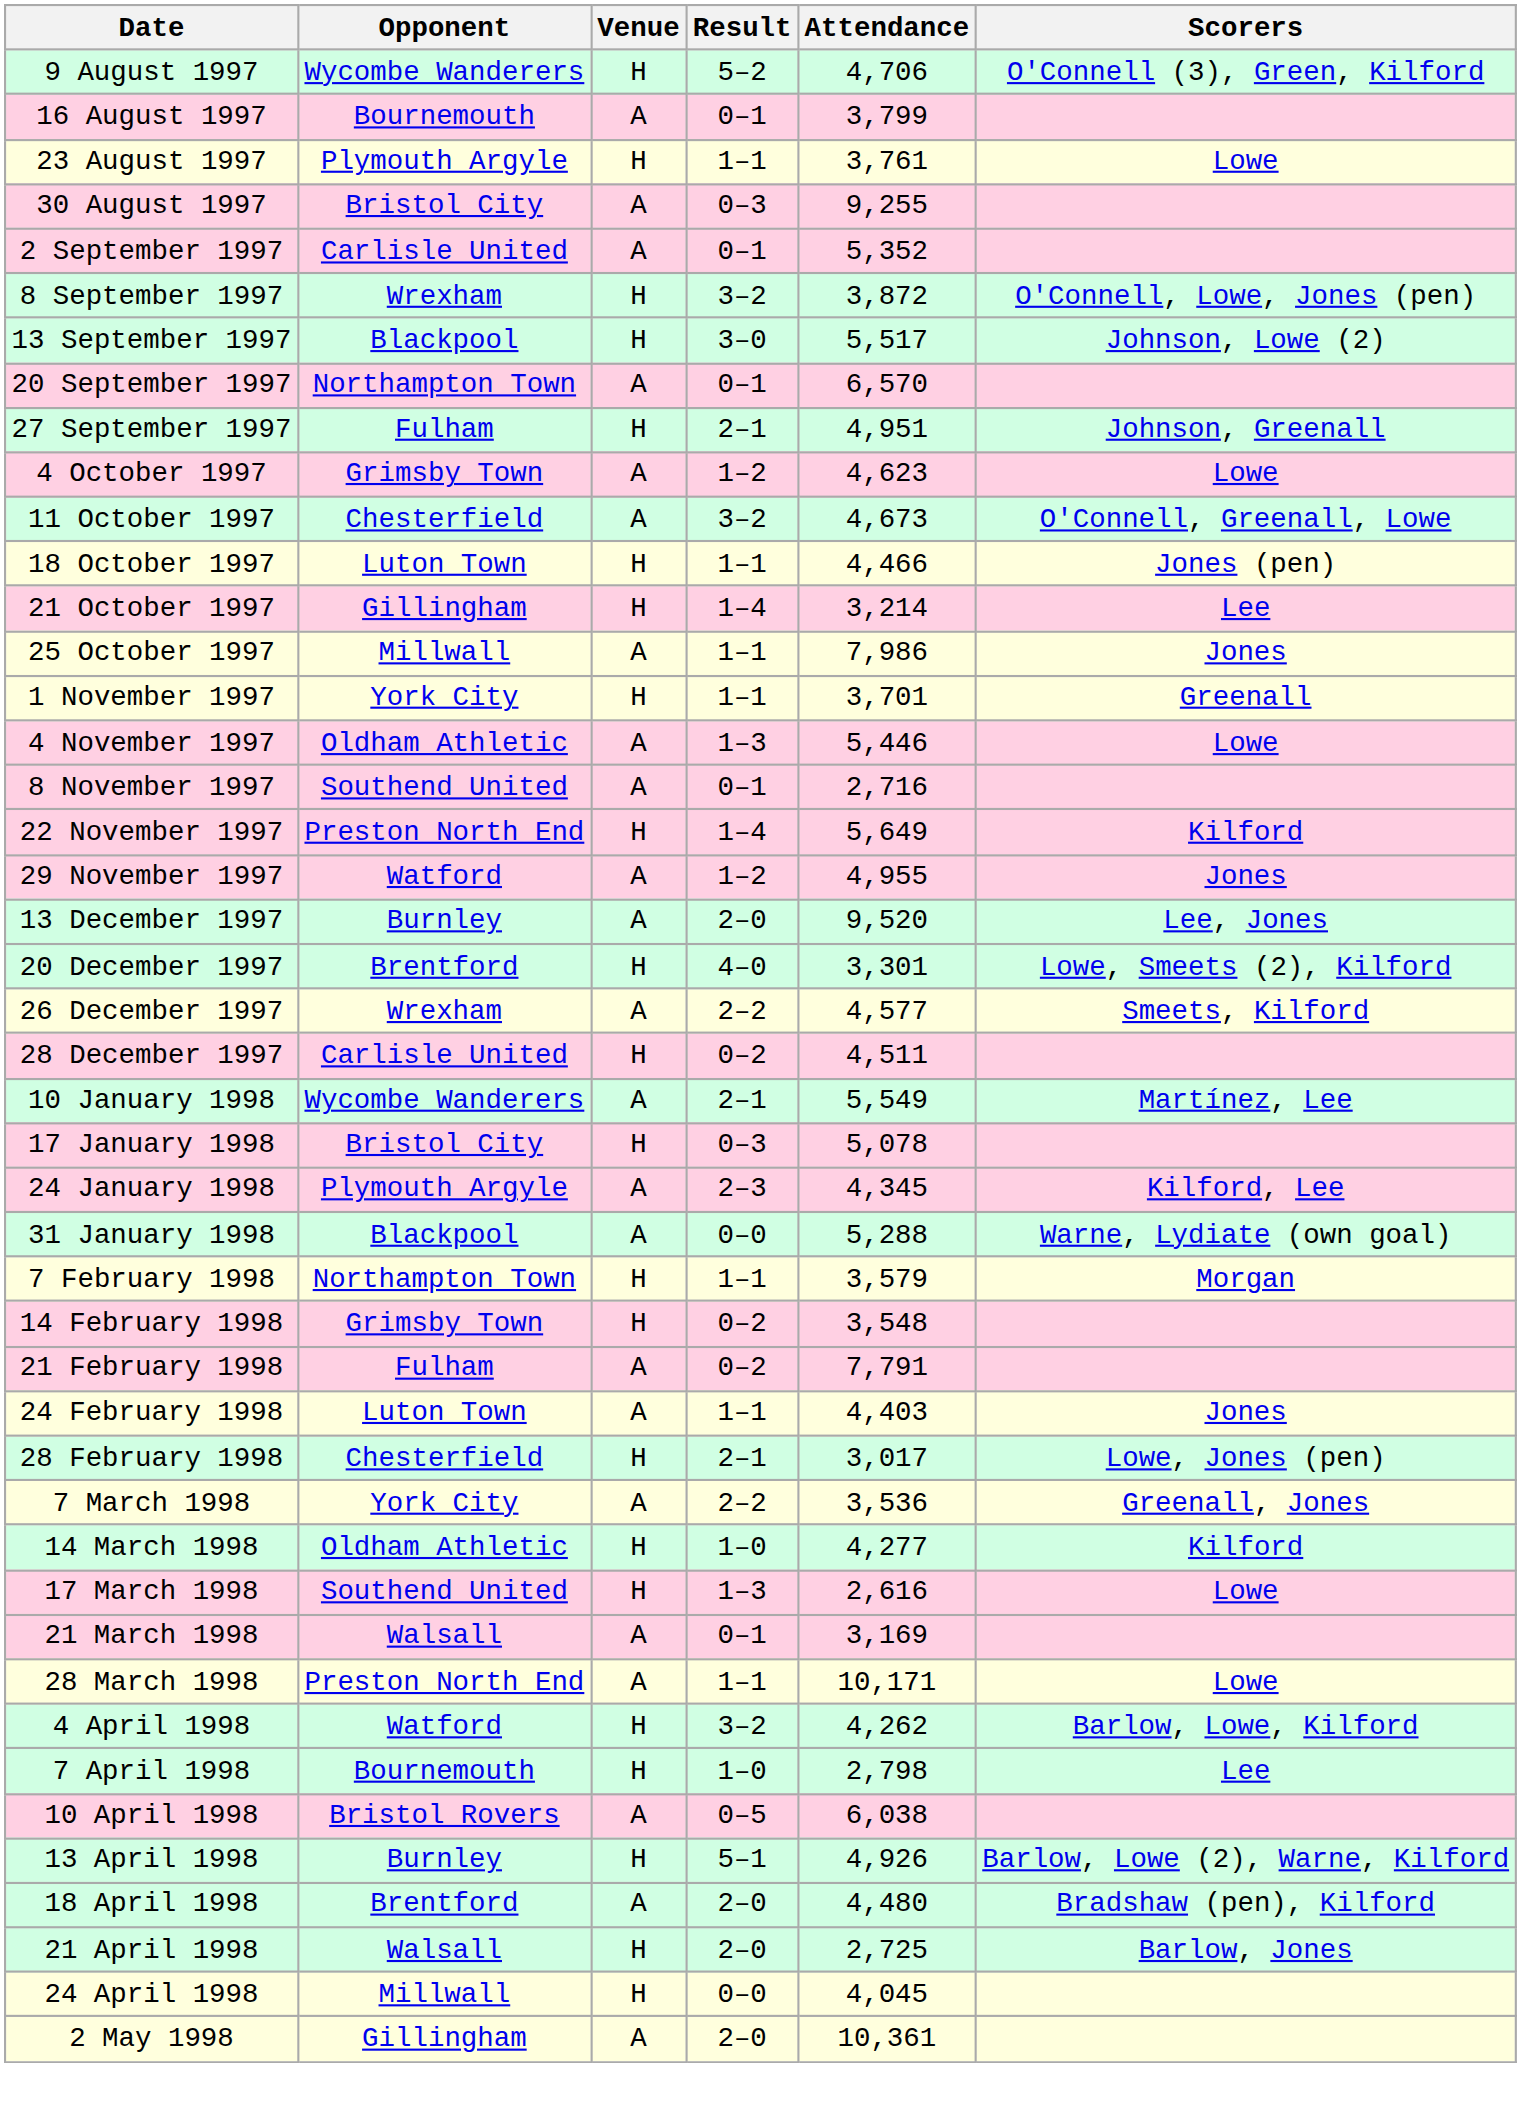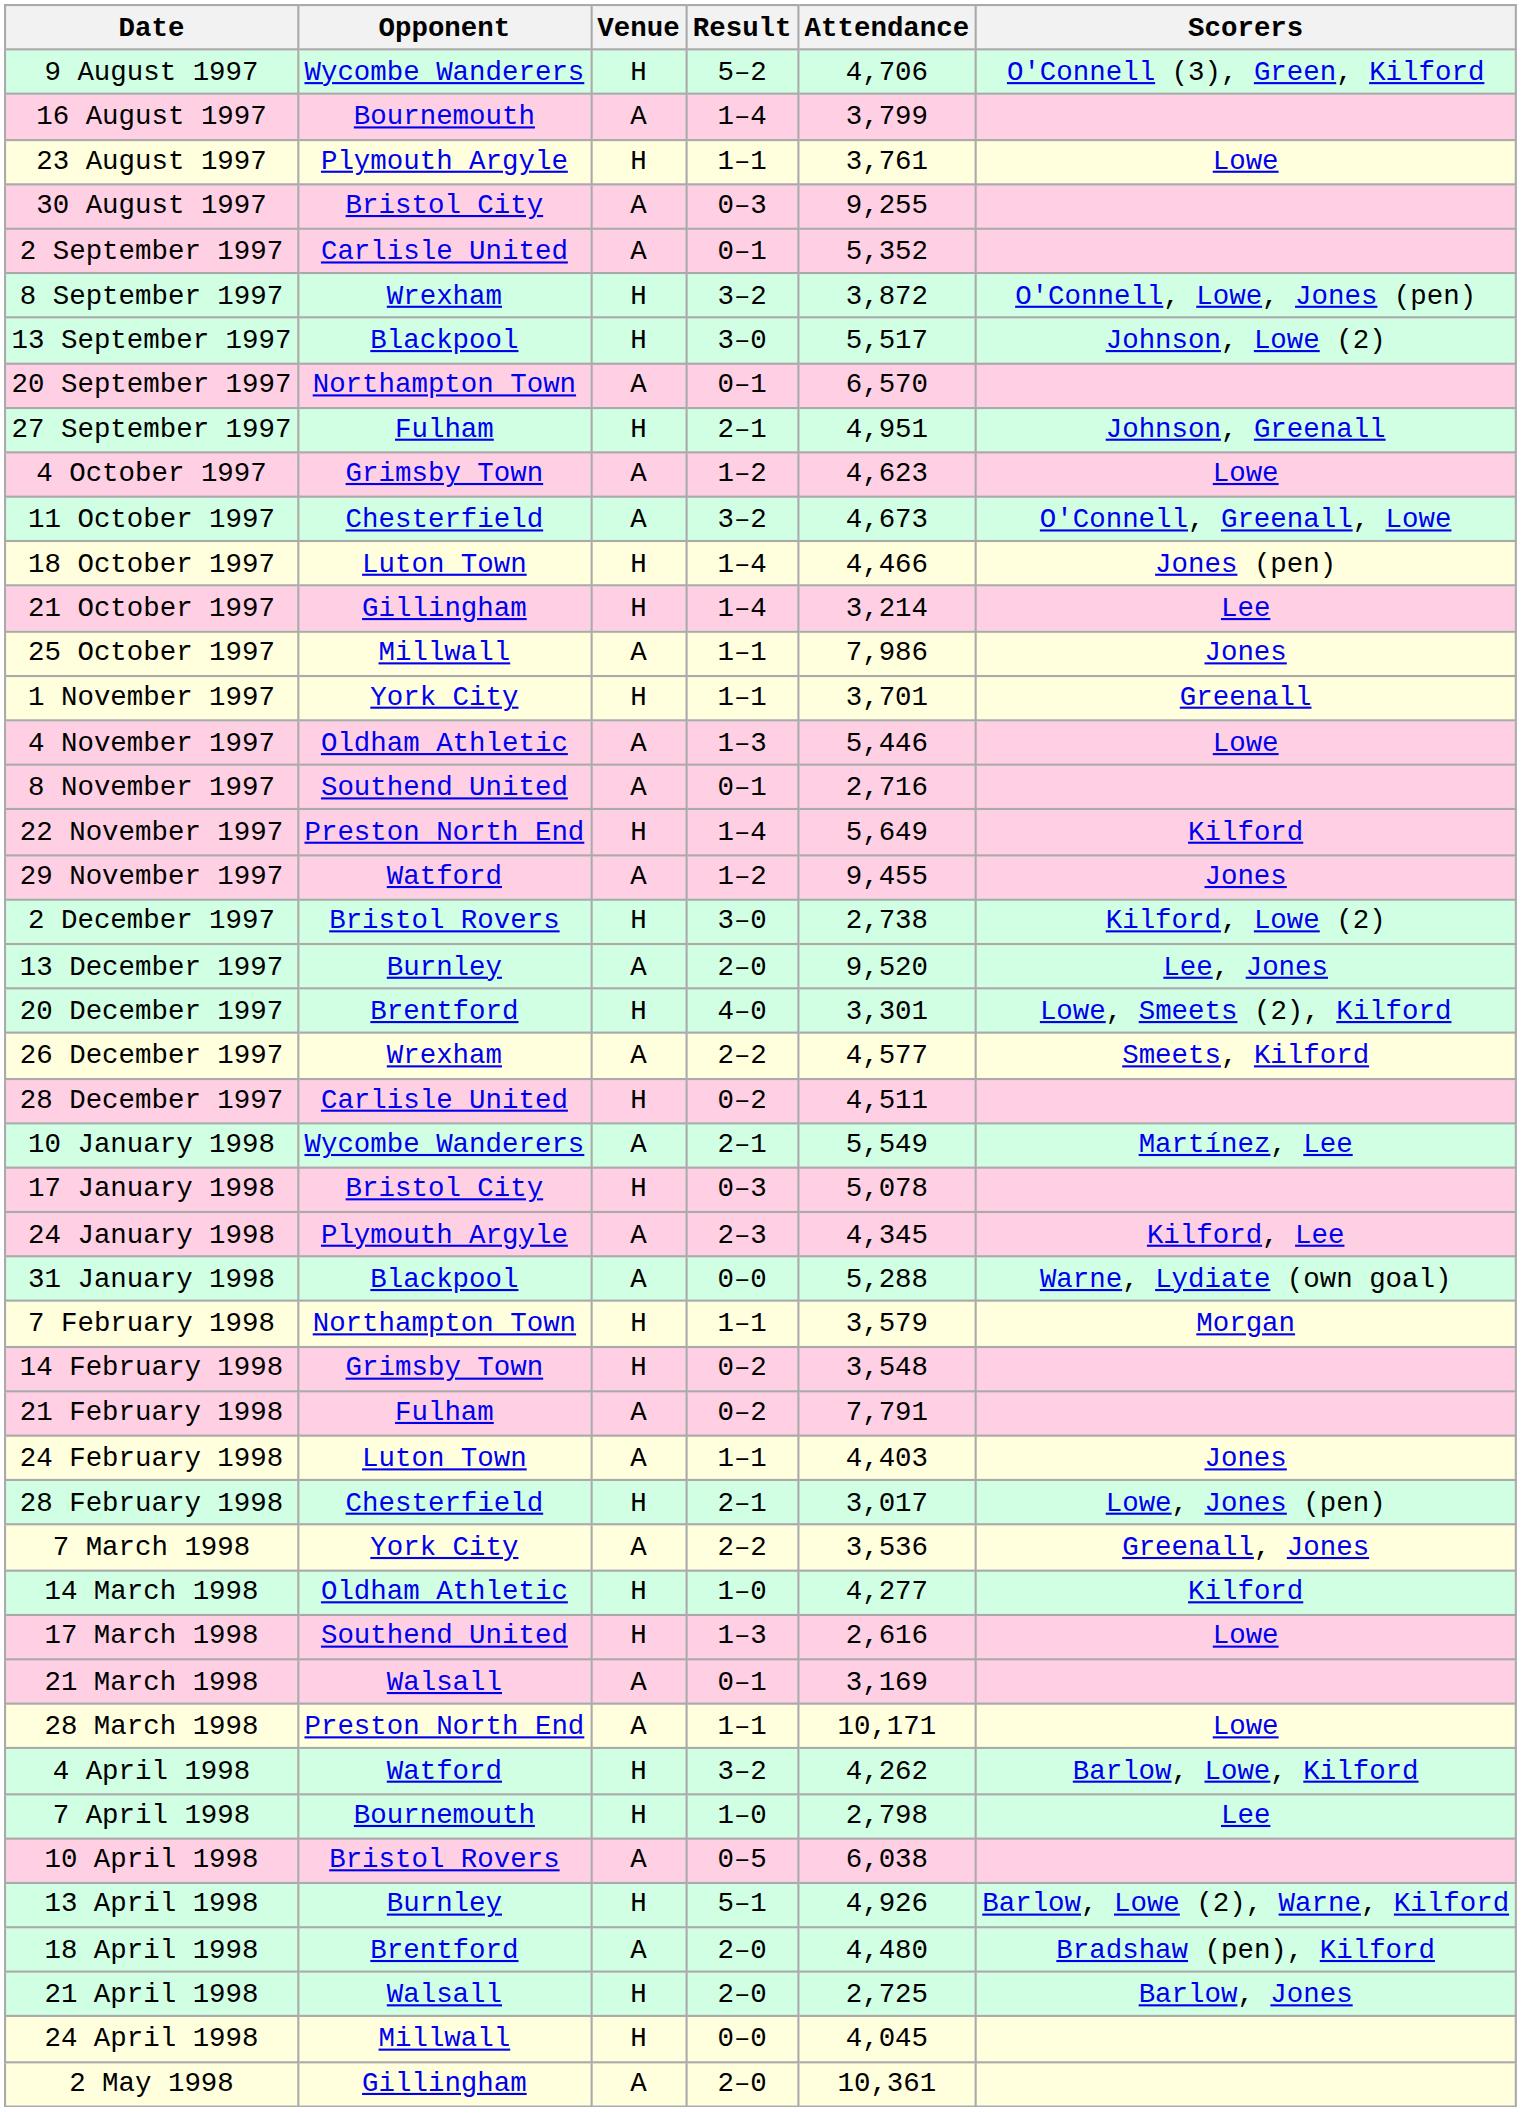(742, 117) 0–1 -> (742, 117) 1–4
(742, 564) 1–1 -> (742, 564) 1–4
(887, 877) 4,955 -> (887, 877) 9,455
+ row: (152, 922)
